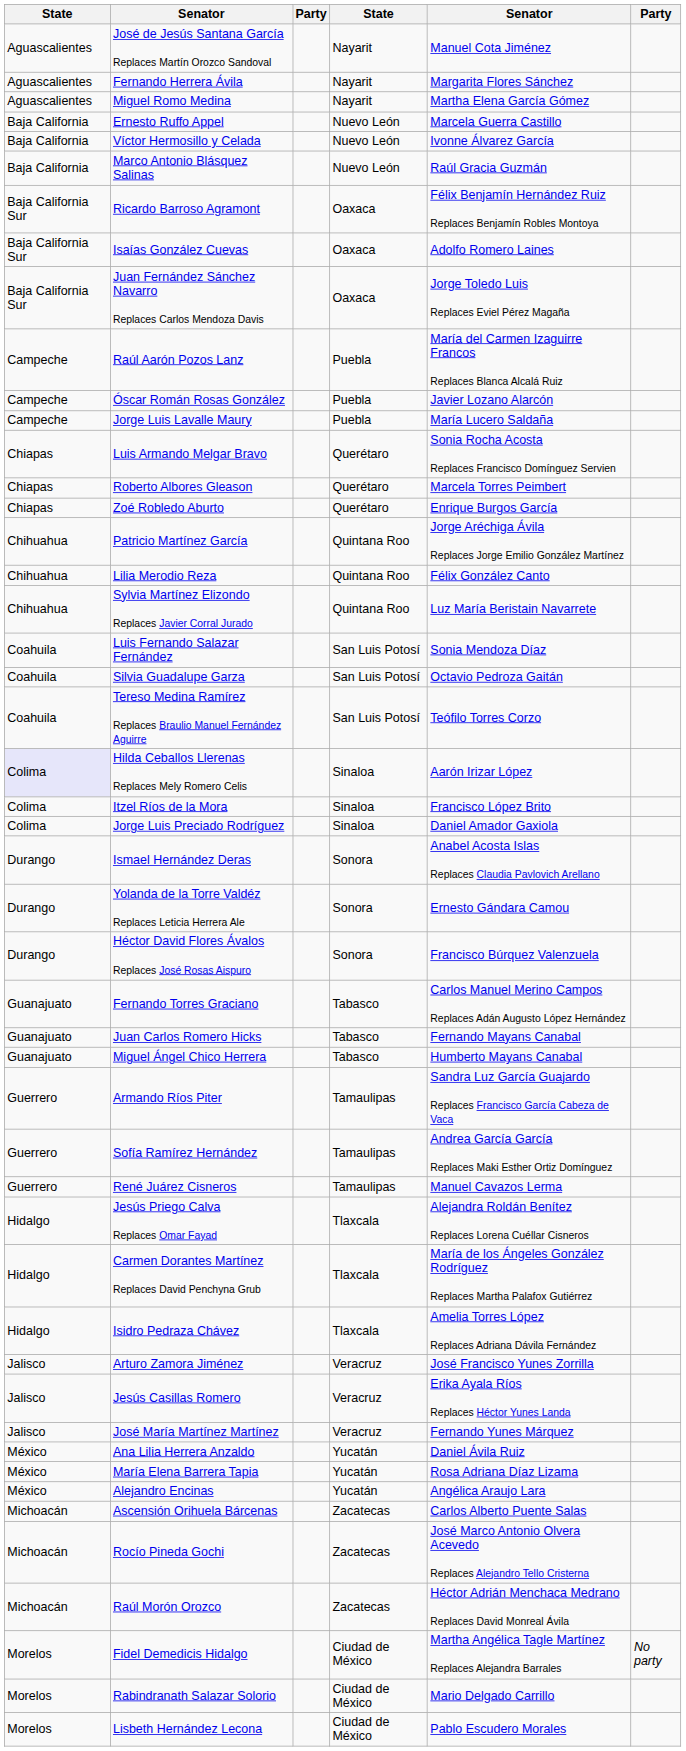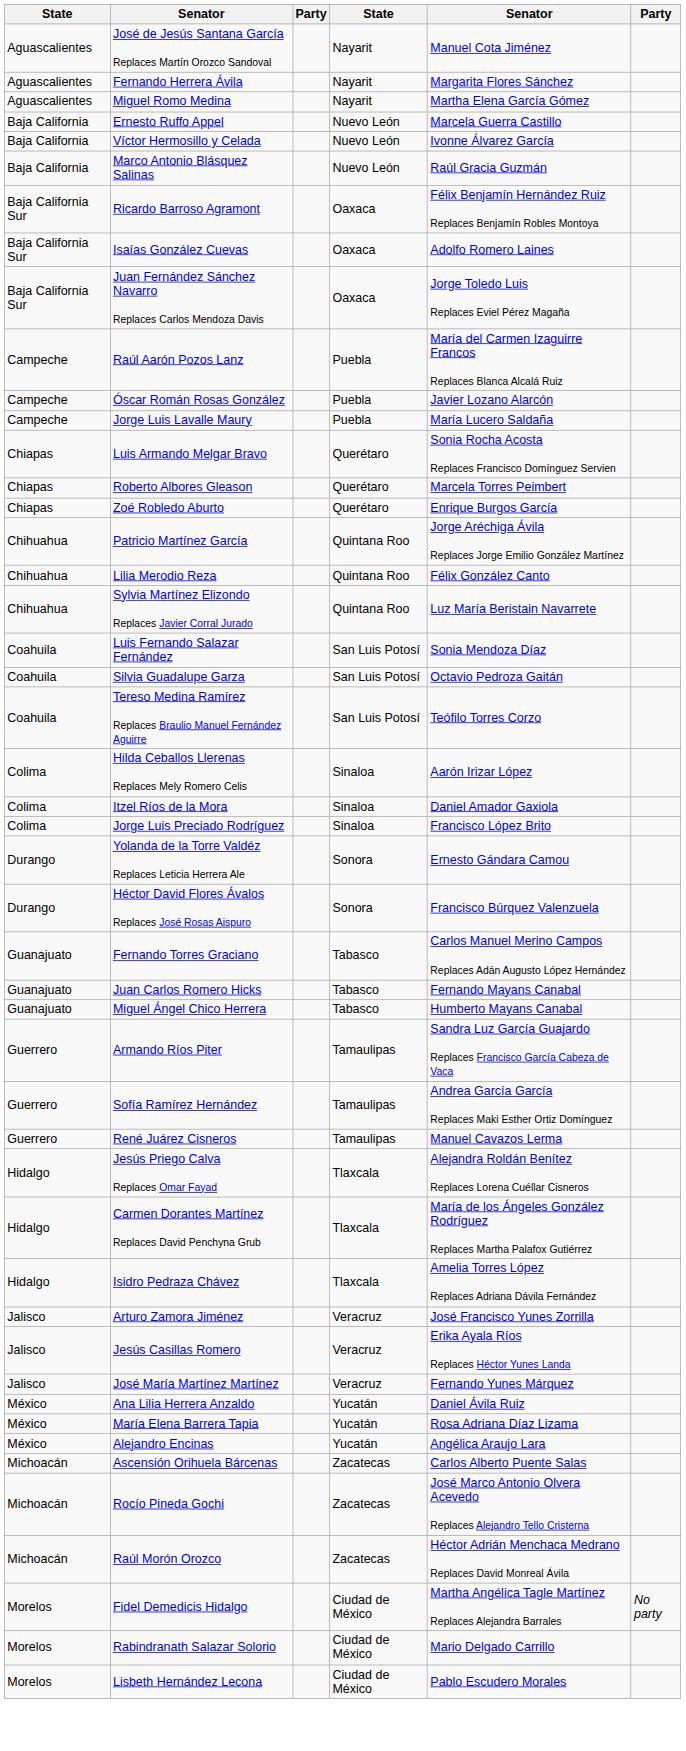(27, 772) lavender background -> (27, 772) no background
(491, 806) Francisco López Brito -> (494, 806) Daniel Amador Gaxiola
(494, 826) Daniel Amador Gaxiola -> (491, 826) Francisco López Brito
- row: (182, 860)
